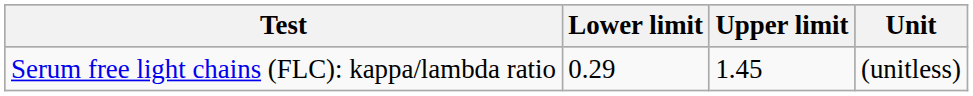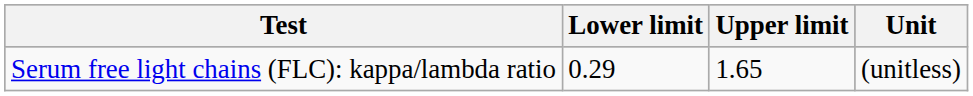(739, 68) 1.45 -> (739, 68) 1.65
